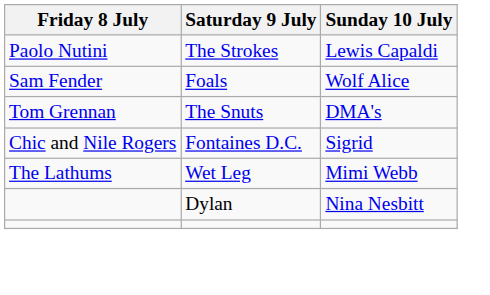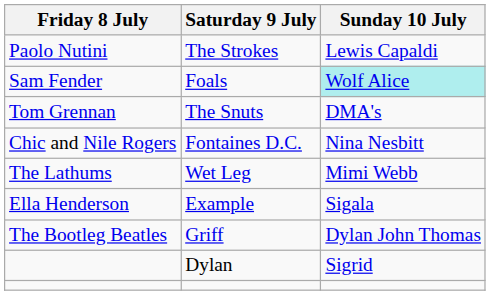(367, 81) no background -> (367, 81) paleturquoise background
(349, 142) Sigrid -> (375, 142) Nina Nesbitt
+ row: (220, 204)
+ row: (204, 234)
(375, 204) Nina Nesbitt -> (349, 265) Sigrid
